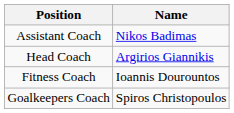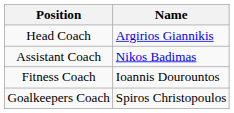rows swapped: (59, 56) <-> (59, 35)
